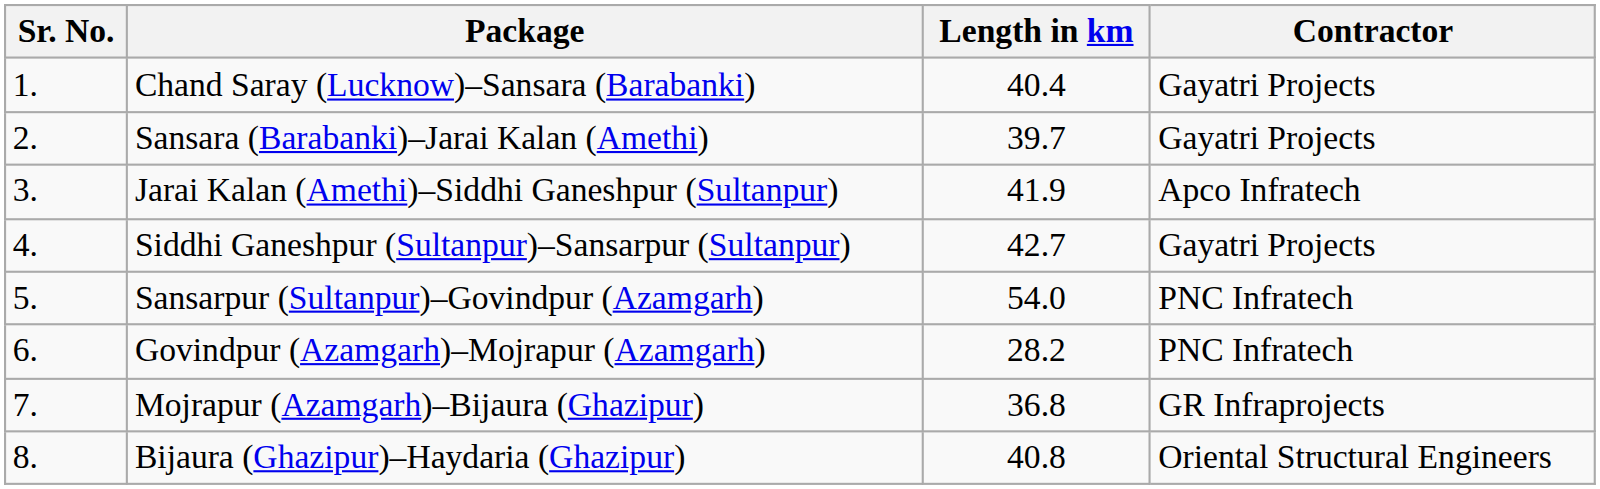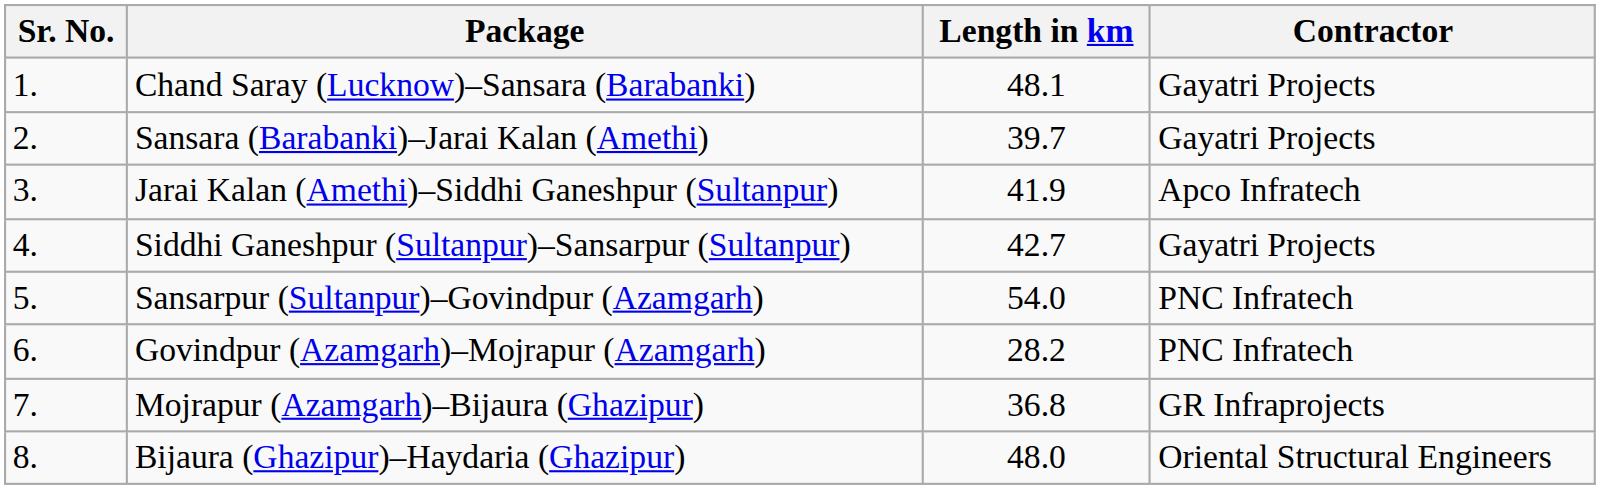(1036, 84) 40.4 -> (1036, 84) 48.1
(1036, 457) 40.8 -> (1036, 457) 48.0
